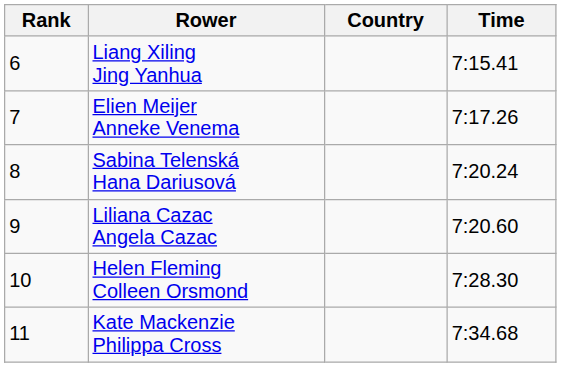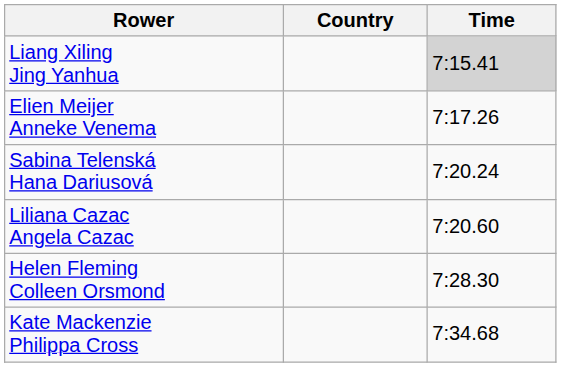- column: (46, 20)
(485, 63) no background -> (466, 63) lightgrey background
